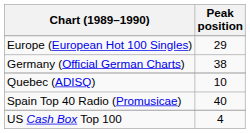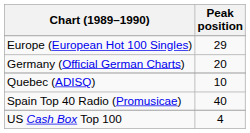(220, 63) 38 -> (220, 63) 20
